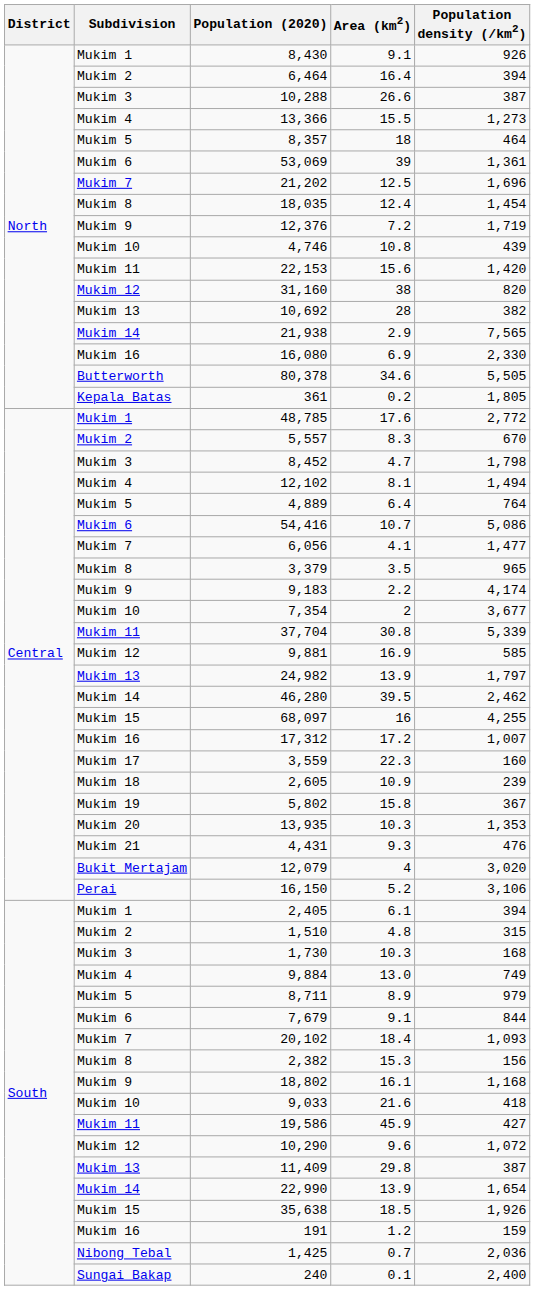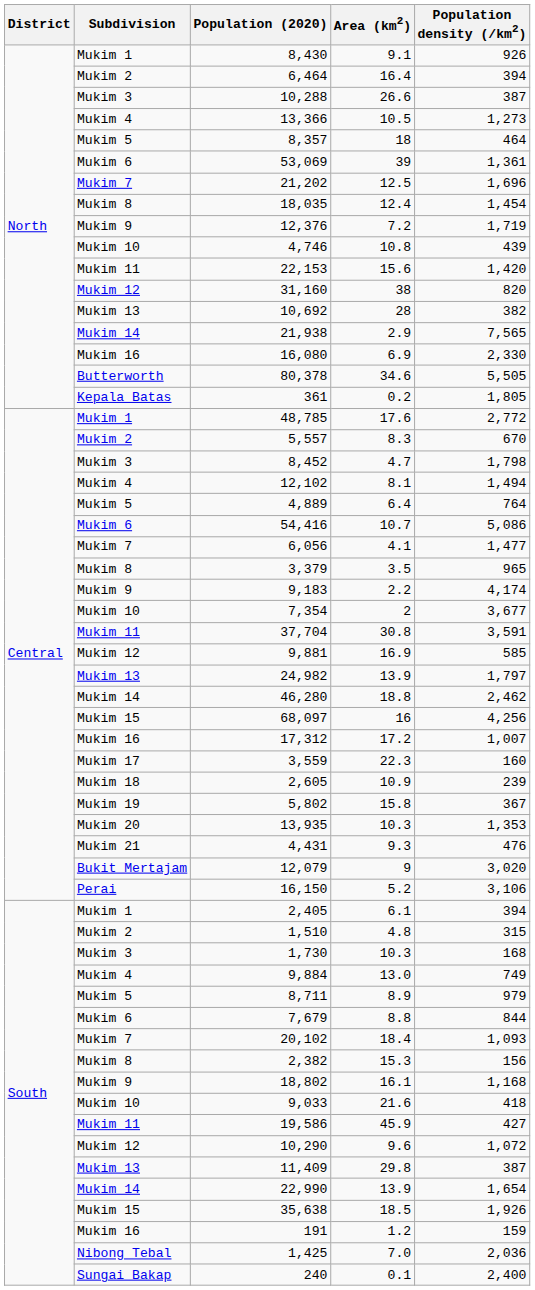(395, 119) 15.5 -> (395, 119) 10.5
(507, 633) 5,339 -> (507, 633) 3,591
(395, 697) 39.5 -> (395, 697) 18.8
(507, 718) 4,255 -> (507, 718) 4,256
(407, 868) 4 -> (407, 868) 9
(399, 1018) 9.1 -> (399, 1018) 8.8
(399, 1253) 0.7 -> (399, 1253) 7.0
